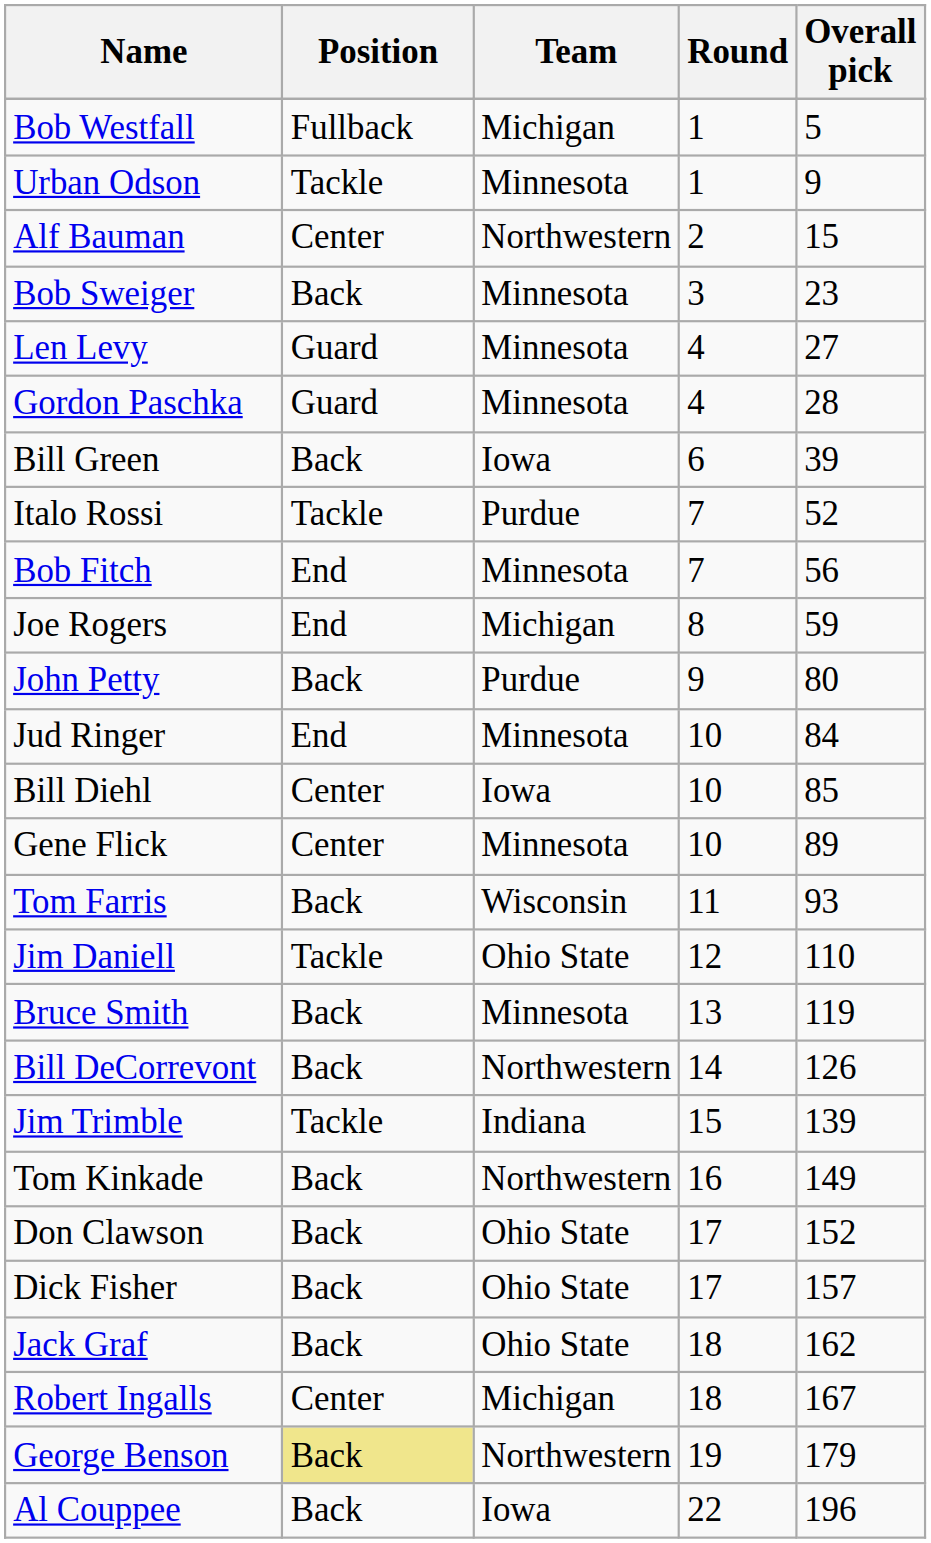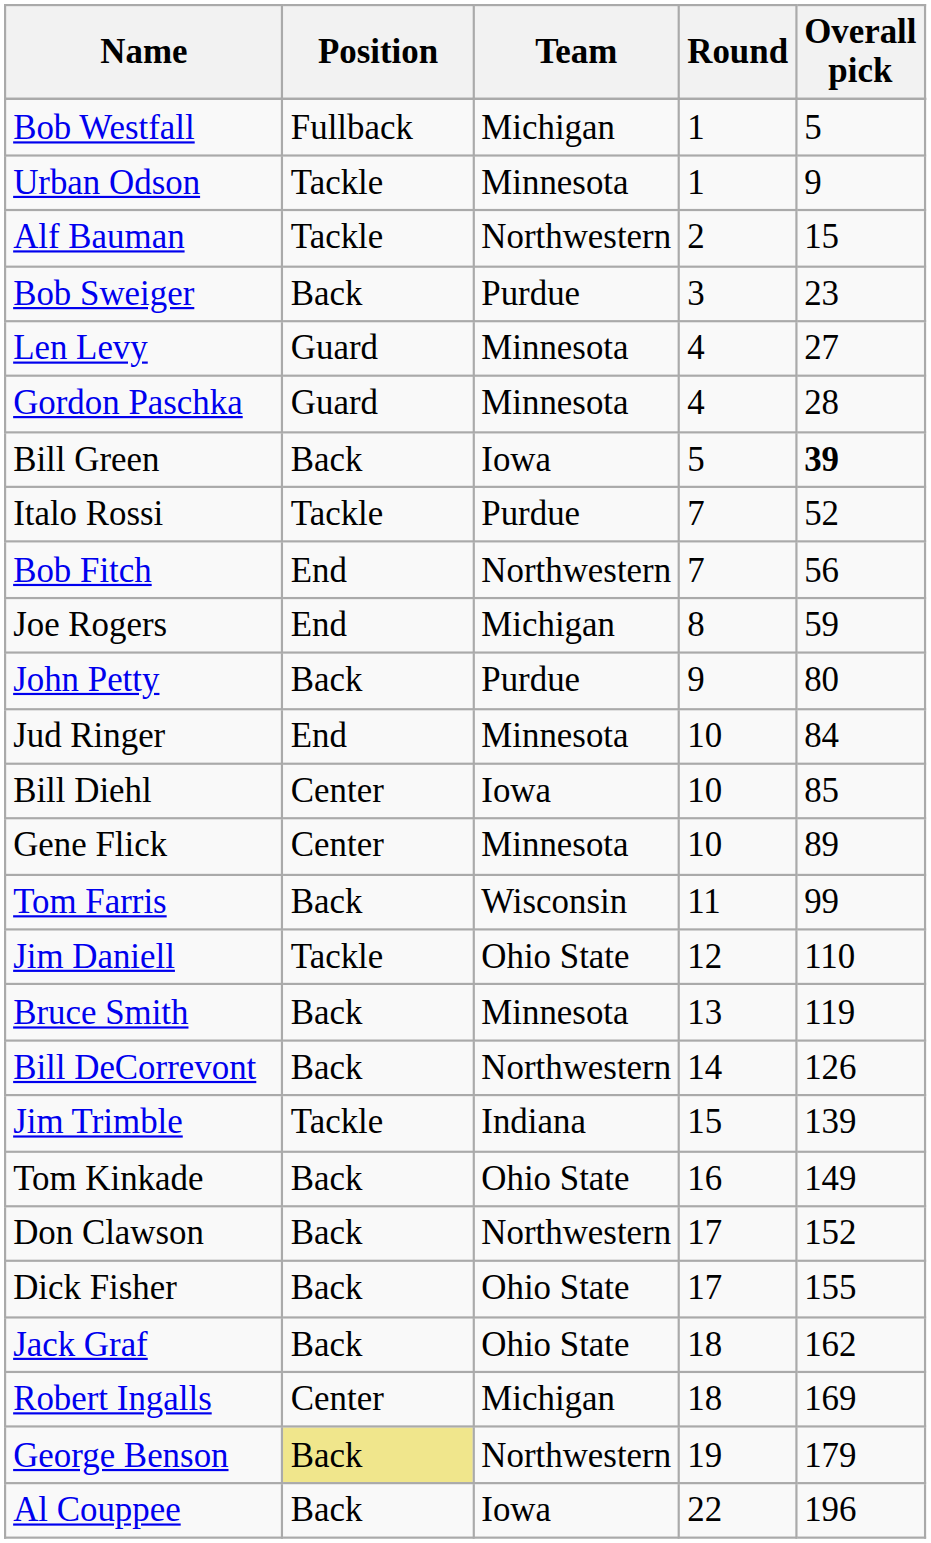(337, 237) Center -> (337, 237) Tackle
(555, 292) Minnesota -> (531, 292) Purdue
(696, 458) 6 -> (696, 458) 5
(822, 458) normal -> (822, 458) bold
(555, 569) Minnesota -> (576, 569) Northwestern
(822, 901) 93 -> (822, 901) 99
(576, 1177) Northwestern -> (555, 1177) Ohio State
(555, 1233) Ohio State -> (576, 1233) Northwestern
(830, 1288) 157 -> (830, 1288) 155
(830, 1399) 167 -> (830, 1399) 169
